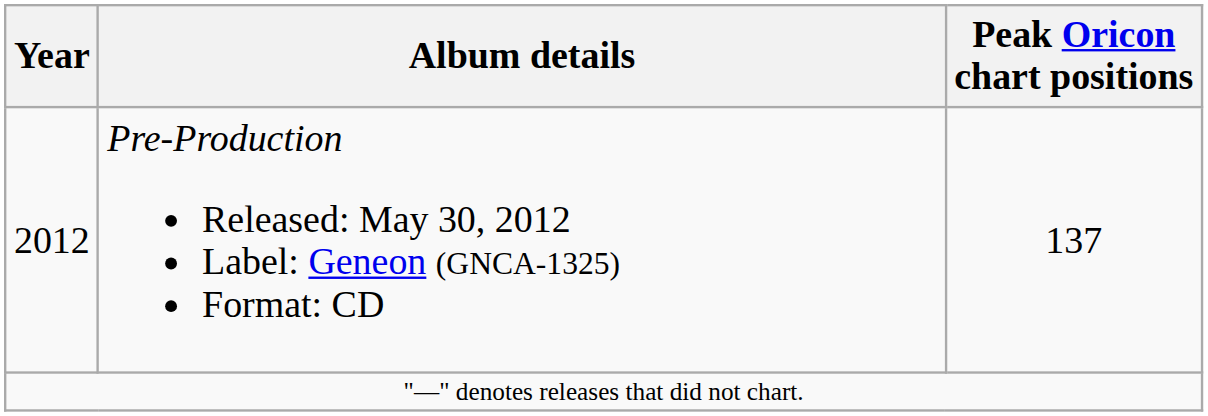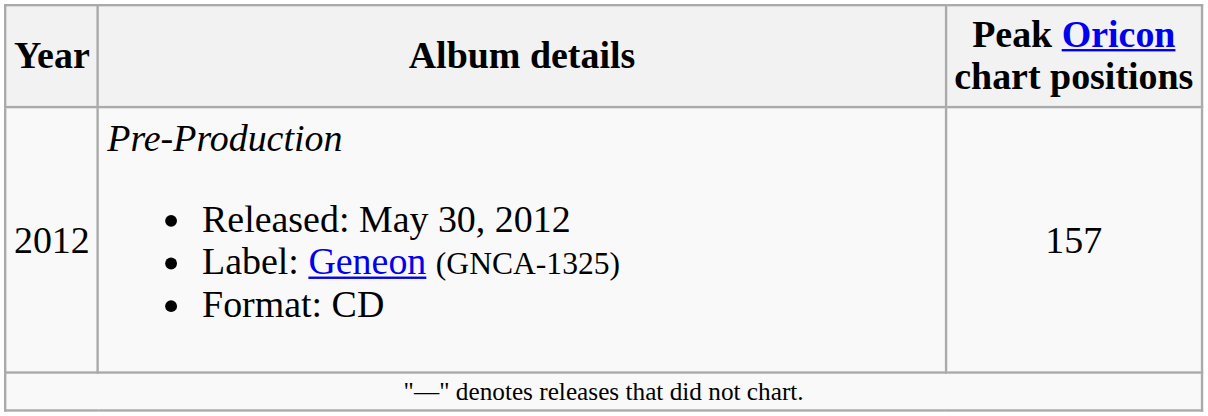(1074, 239) 137 -> (1074, 239) 157
